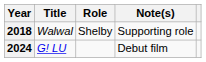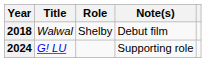(155, 31) Supporting role -> (143, 31) Debut film
(143, 48) Debut film -> (155, 48) Supporting role
